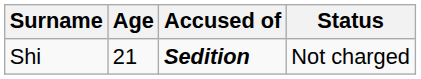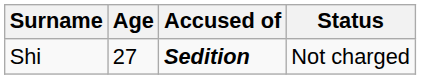(125, 56) 21 -> (125, 56) 27
